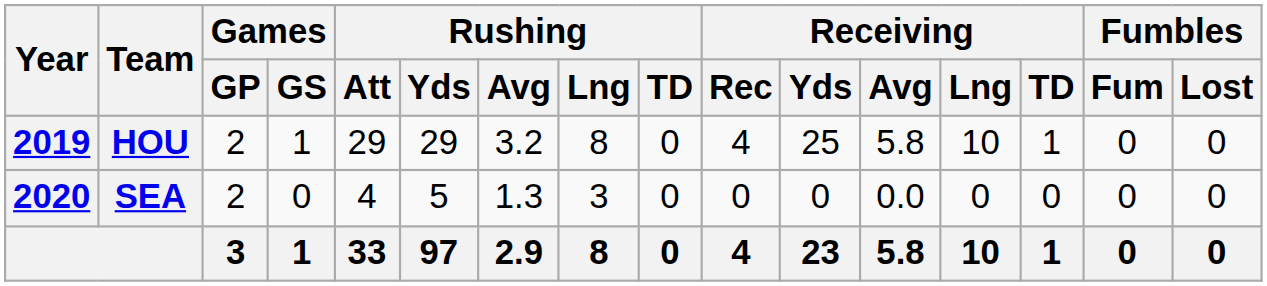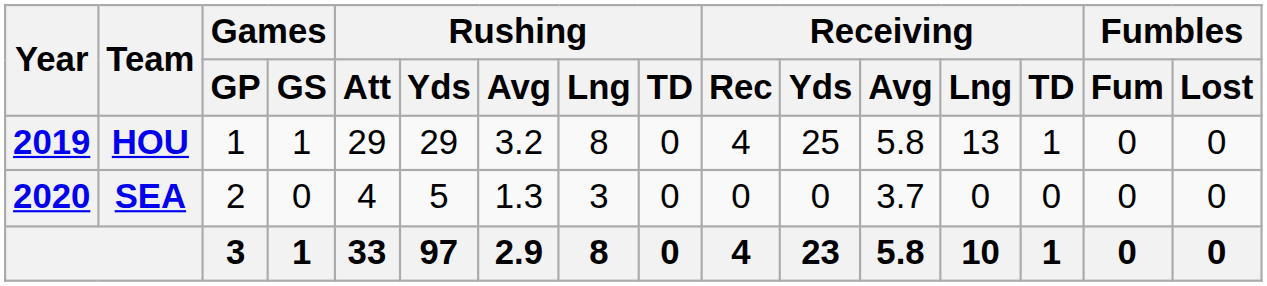(236, 142) 2 -> (236, 142) 1
(981, 142) 10 -> (981, 142) 13
(901, 197) 0.0 -> (901, 197) 3.7
